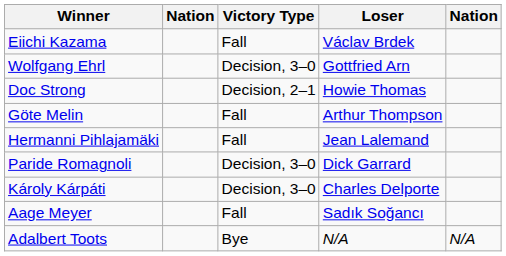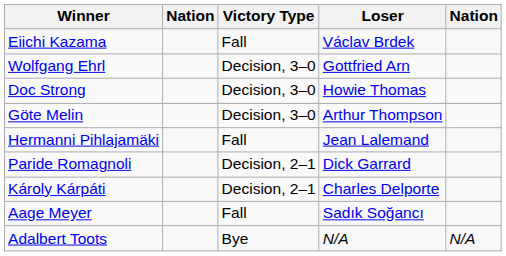(269, 90) Decision, 2–1 -> (269, 90) Decision, 3–0
(234, 115) Fall -> (269, 115) Decision, 3–0
(269, 164) Decision, 3–0 -> (269, 164) Decision, 2–1
(269, 189) Decision, 3–0 -> (269, 189) Decision, 2–1
